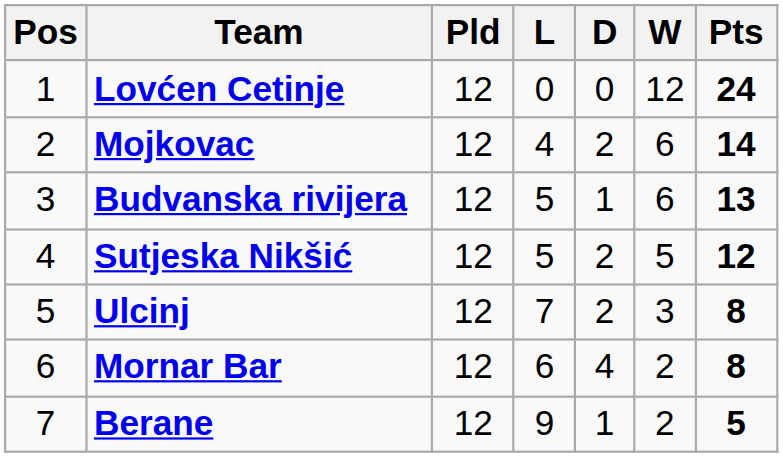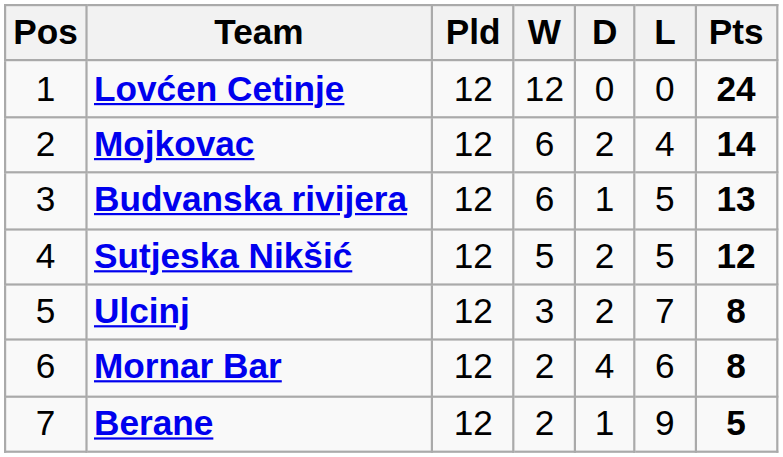columns swapped: (665, 32) <-> (544, 32)
